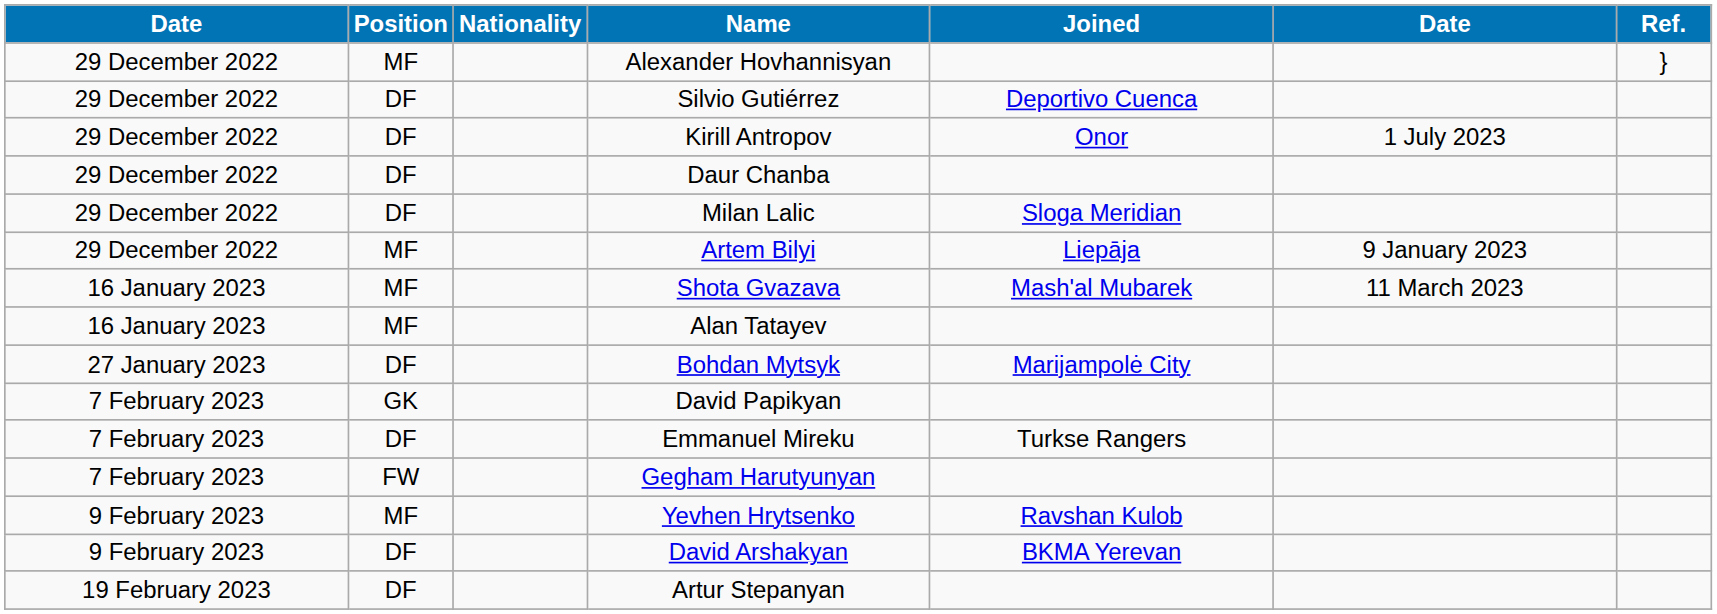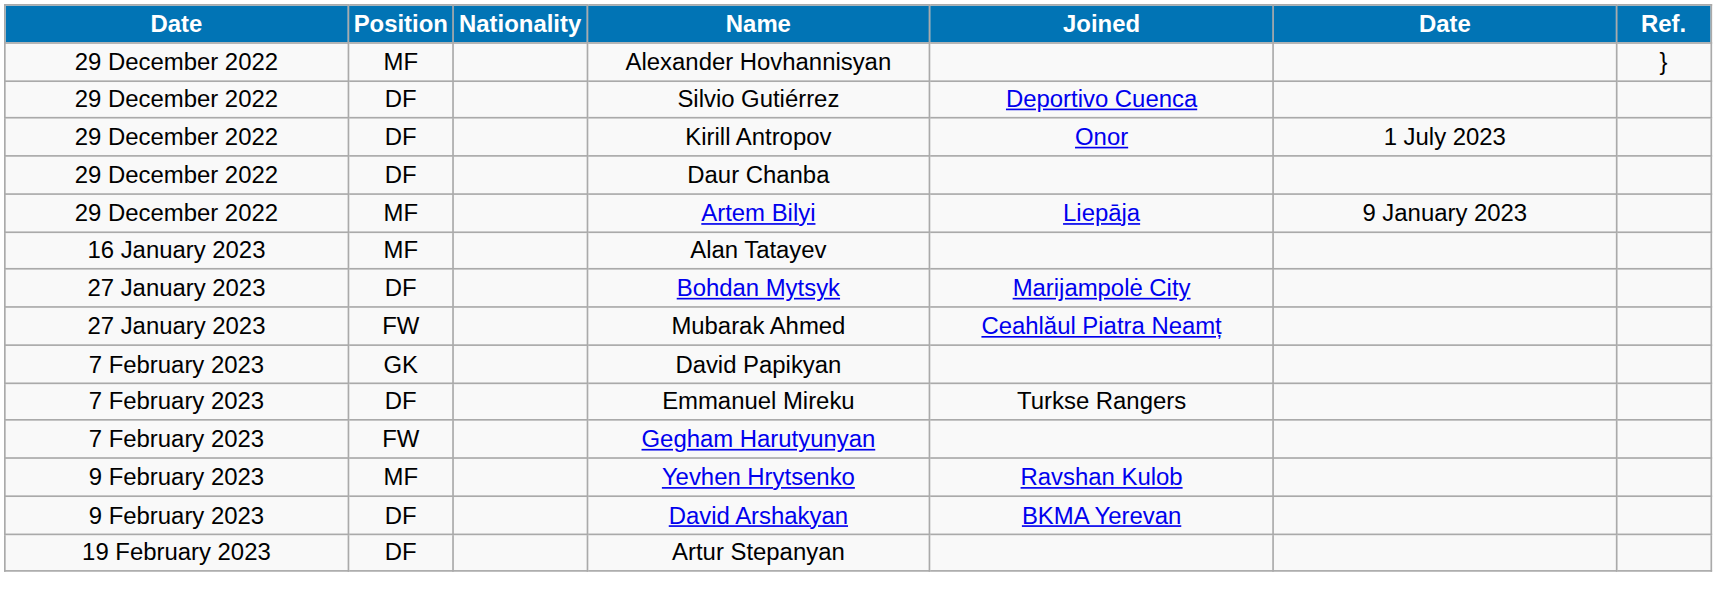- row: (758, 213)
- row: (758, 288)
+ row: (758, 326)
